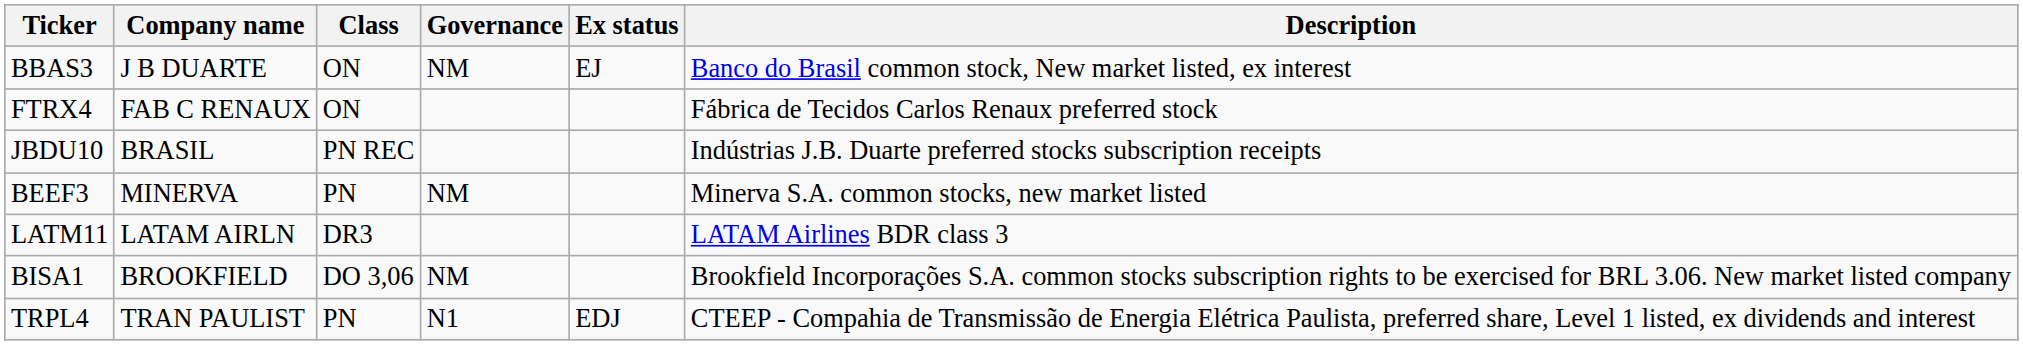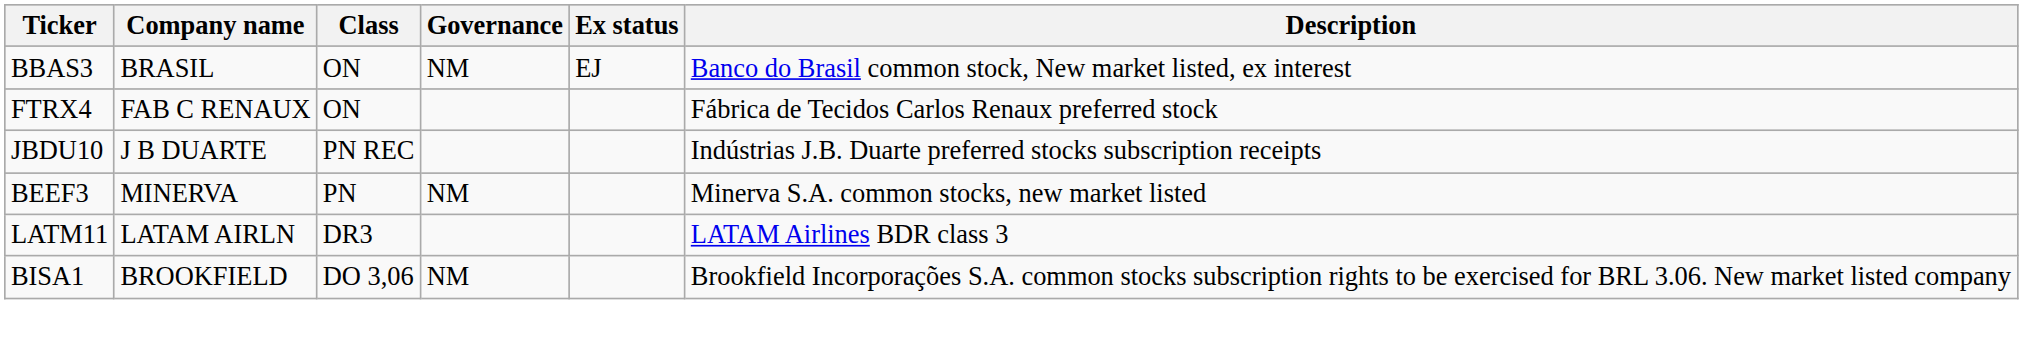(194, 67) J B DUARTE -> (167, 67) BRASIL
(167, 151) BRASIL -> (194, 151) J B DUARTE
- row: (50, 318)
